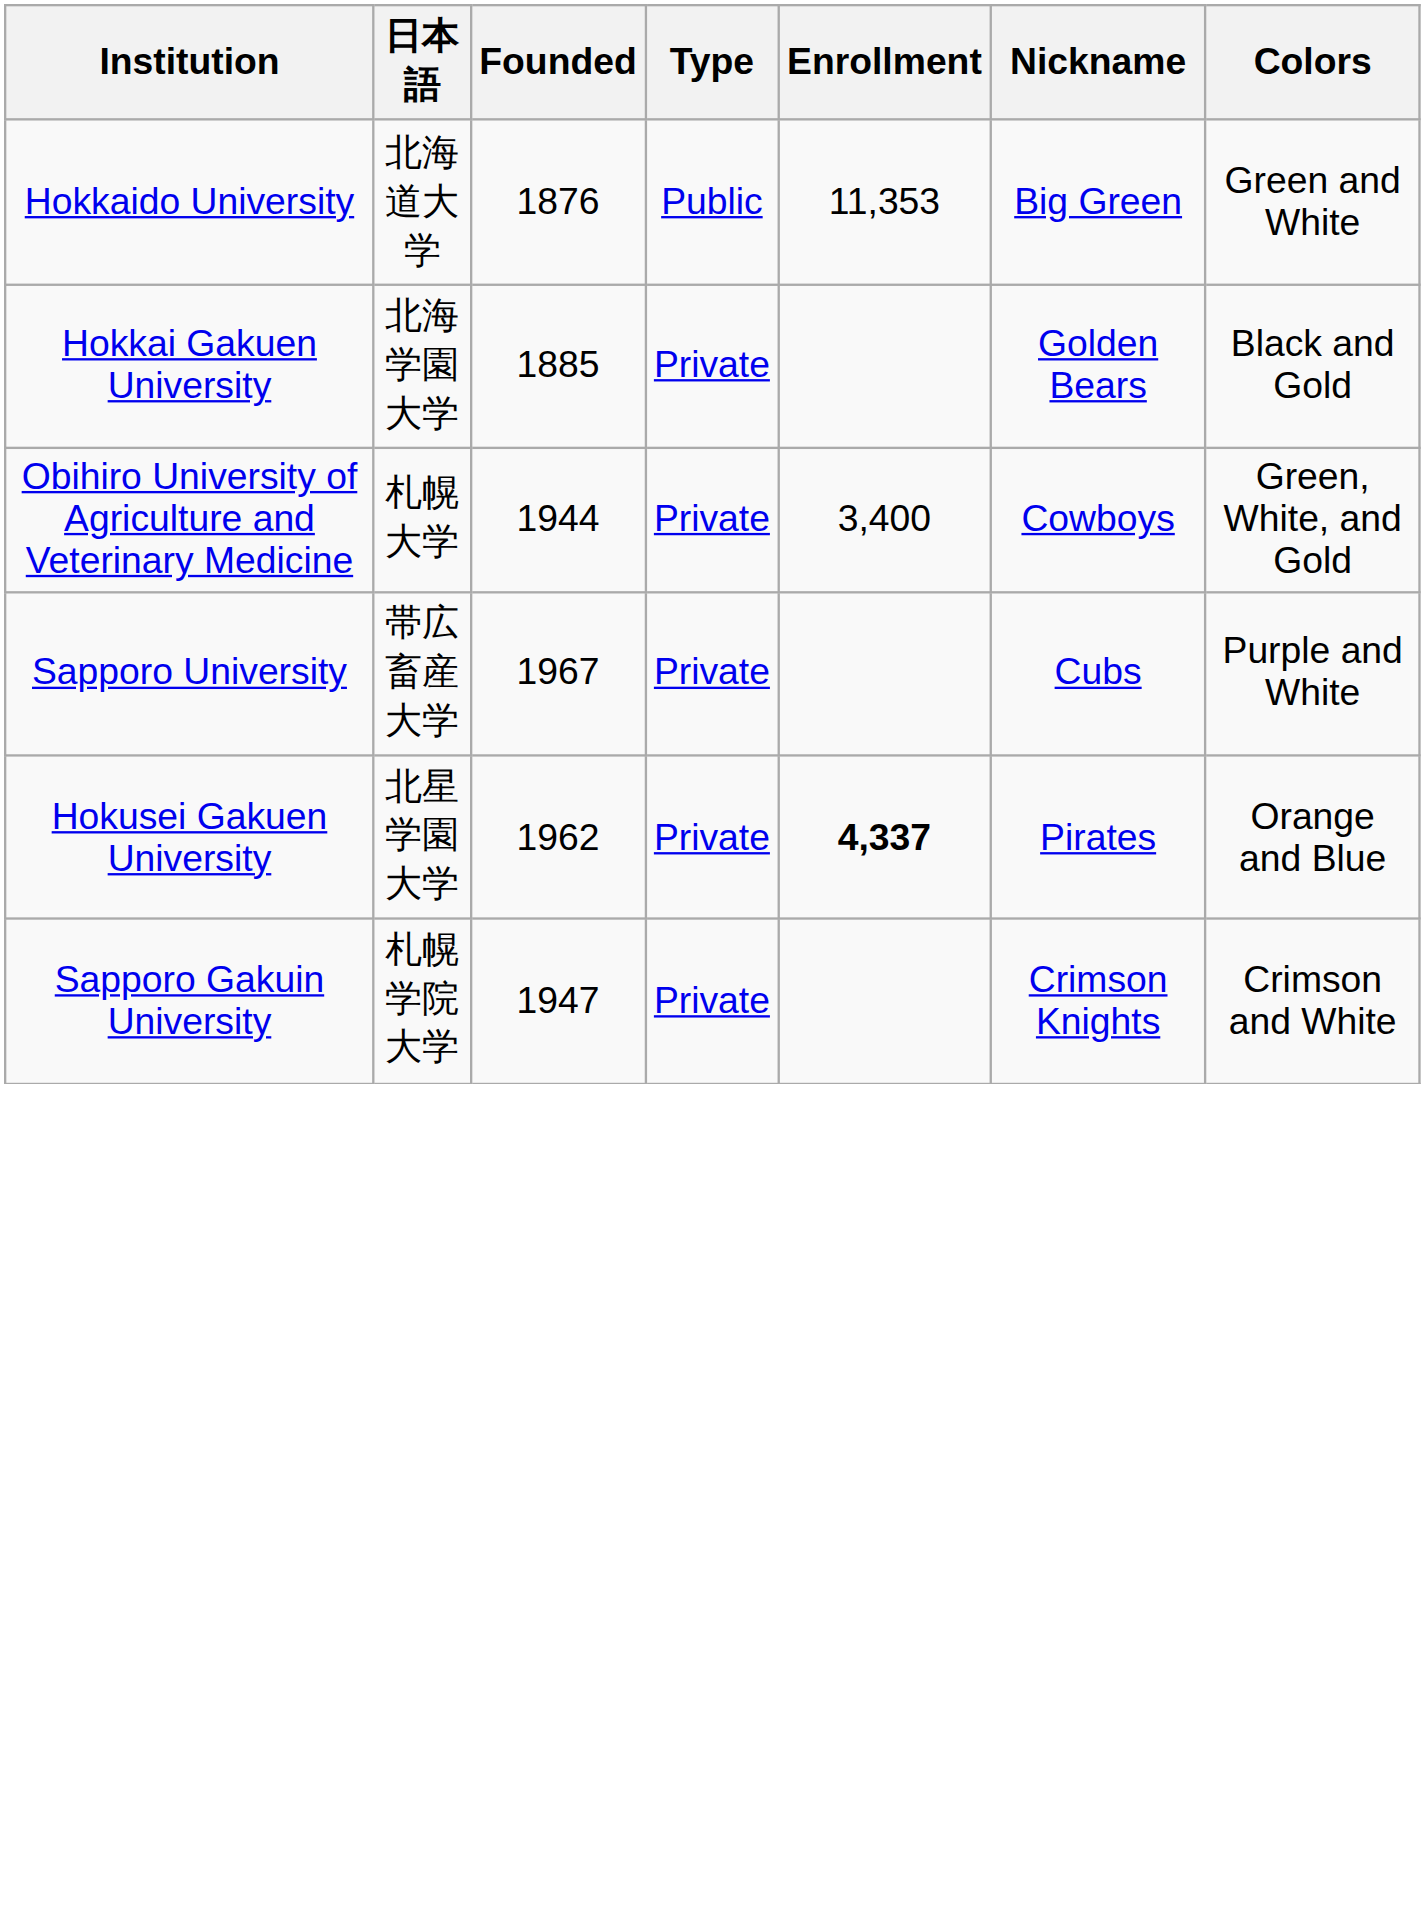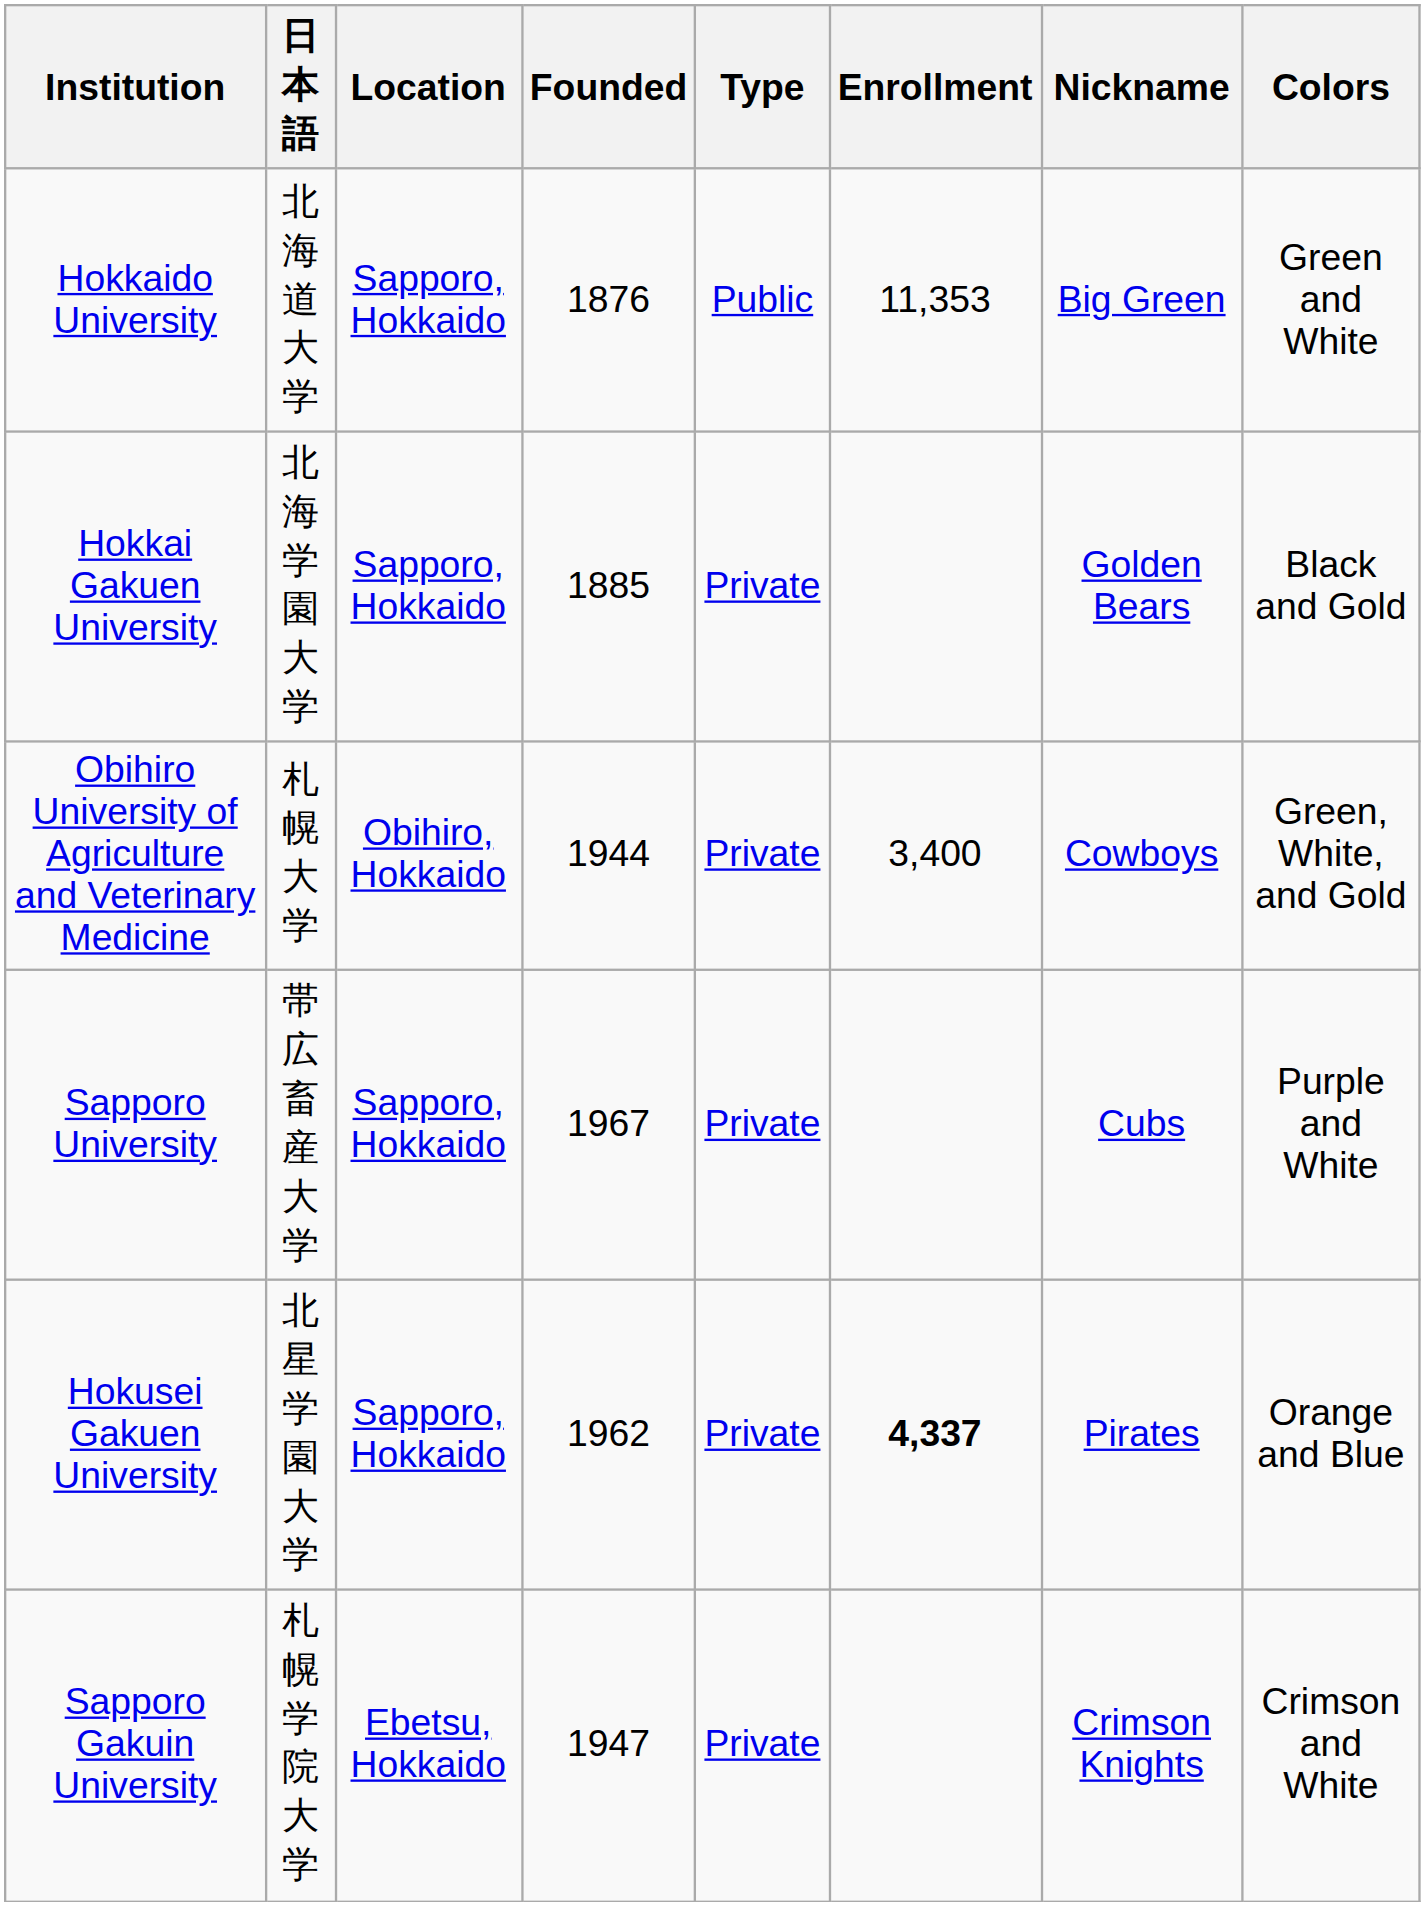+ column: (428, 86)
